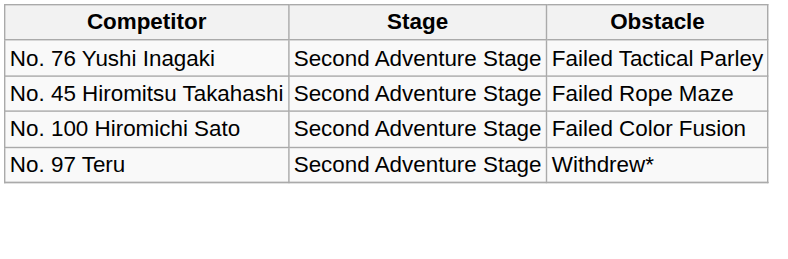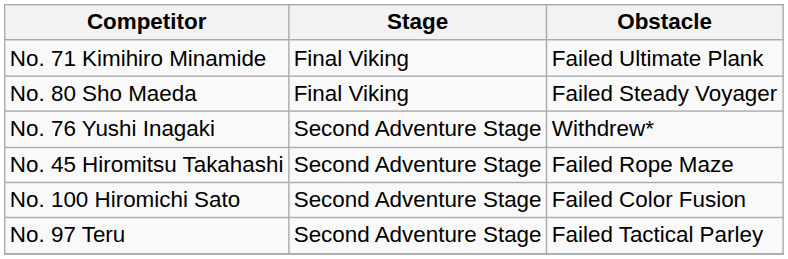+ row: (138, 57)
+ row: (103, 93)
(657, 57) Failed Tactical Parley -> (603, 128) Withdrew*
(603, 164) Withdrew* -> (657, 235) Failed Tactical Parley
